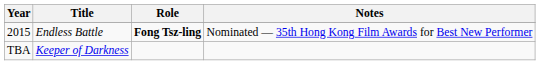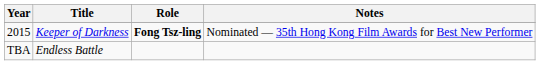(69, 32) Endless Battle -> (82, 32) Keeper of Darkness
(82, 50) Keeper of Darkness -> (69, 50) Endless Battle
